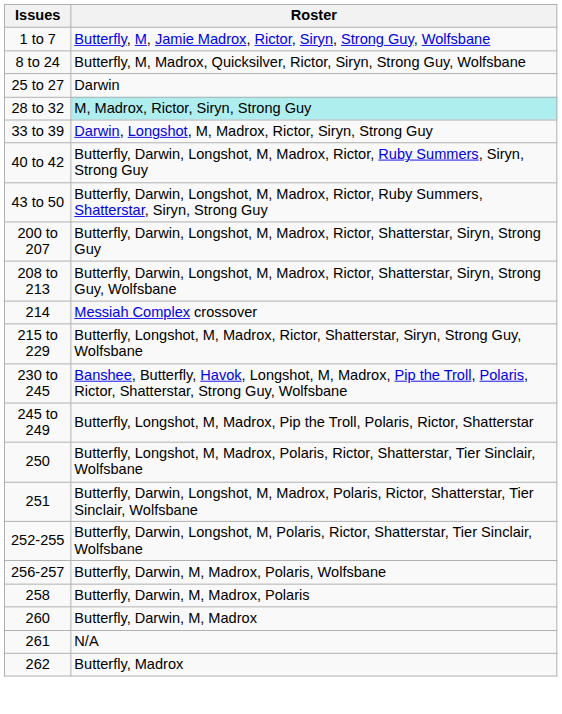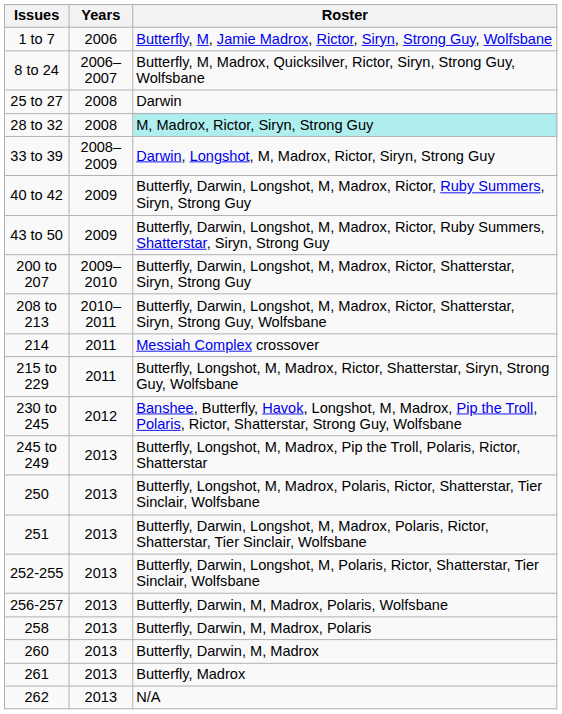+ column: (101, 16)
(86, 641) N/A -> (191, 674) Butterfly, Madrox
(129, 664) Butterfly, Madrox -> (148, 697) N/A
